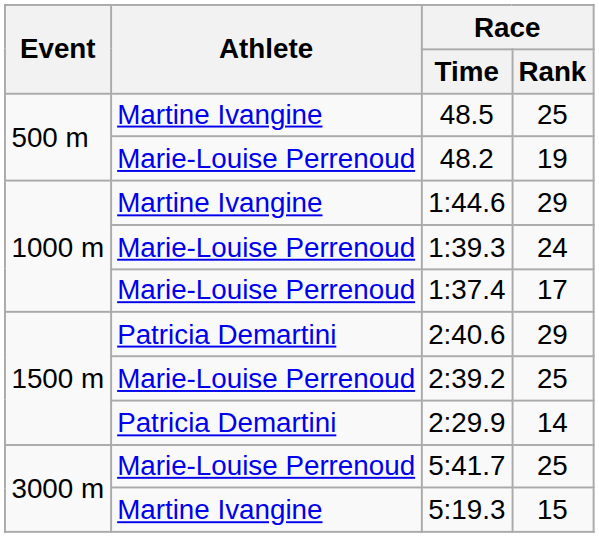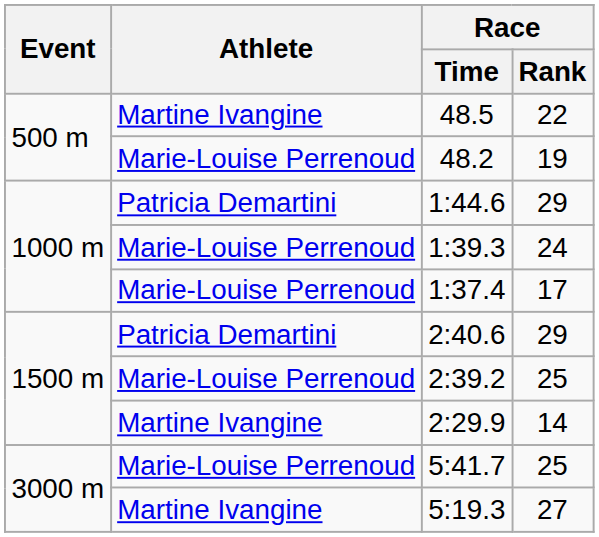(552, 115) 25 -> (552, 115) 22
(220, 203) Martine Ivangine -> (227, 203) Patricia Demartini
(227, 422) Patricia Demartini -> (220, 422) Martine Ivangine
(552, 510) 15 -> (552, 510) 27
